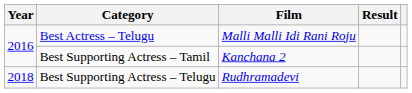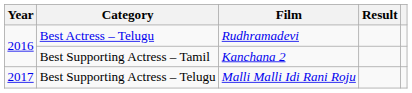(289, 35) Malli Malli Idi Rani Roju -> (260, 35) Rudhramadevi
(21, 77) 2018 -> (21, 77) 2017
(260, 77) Rudhramadevi -> (289, 77) Malli Malli Idi Rani Roju
